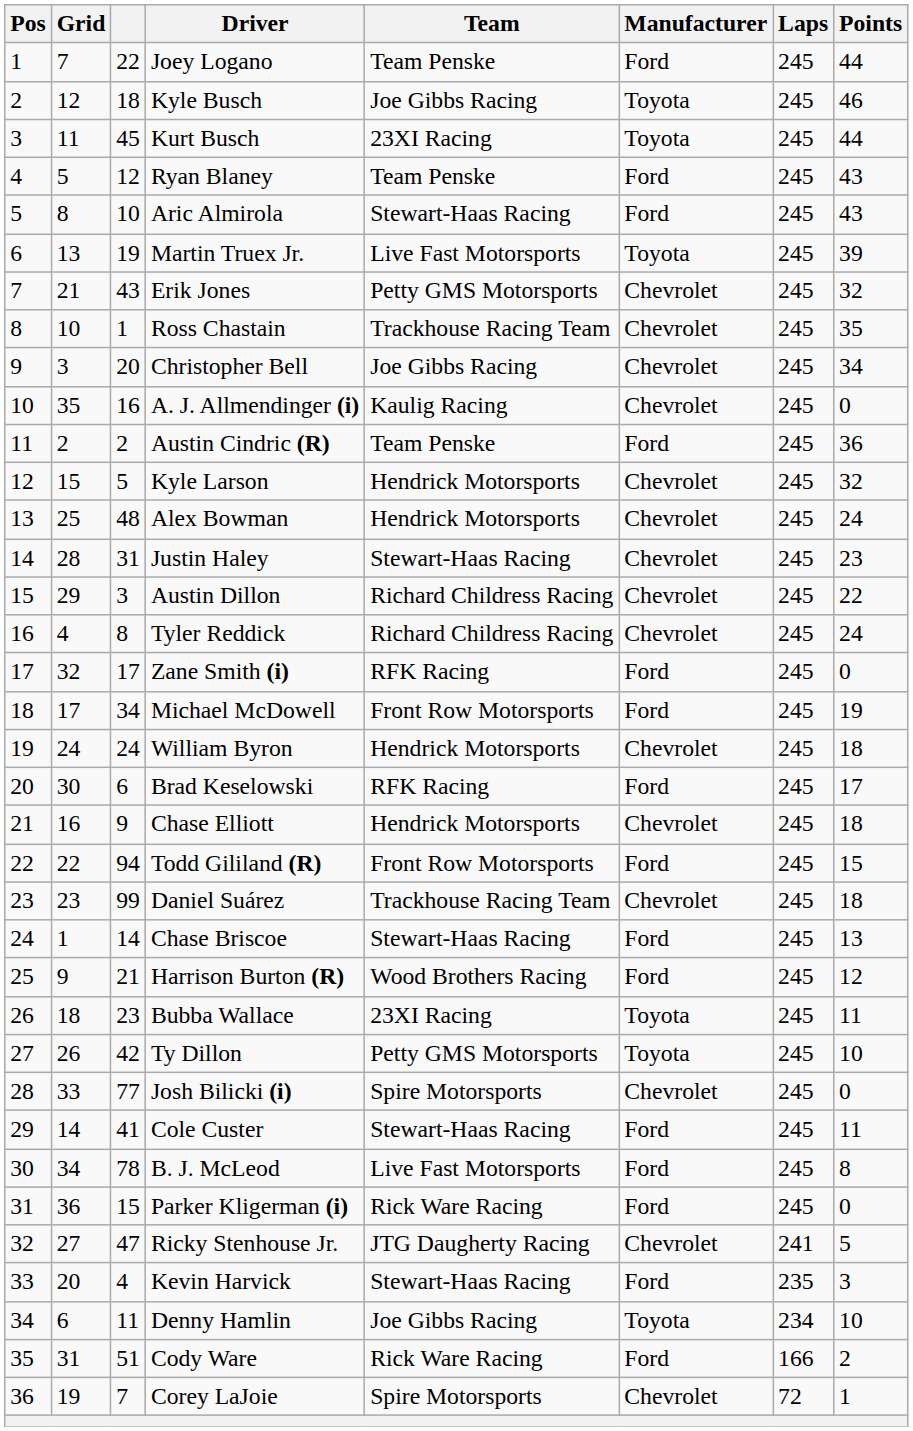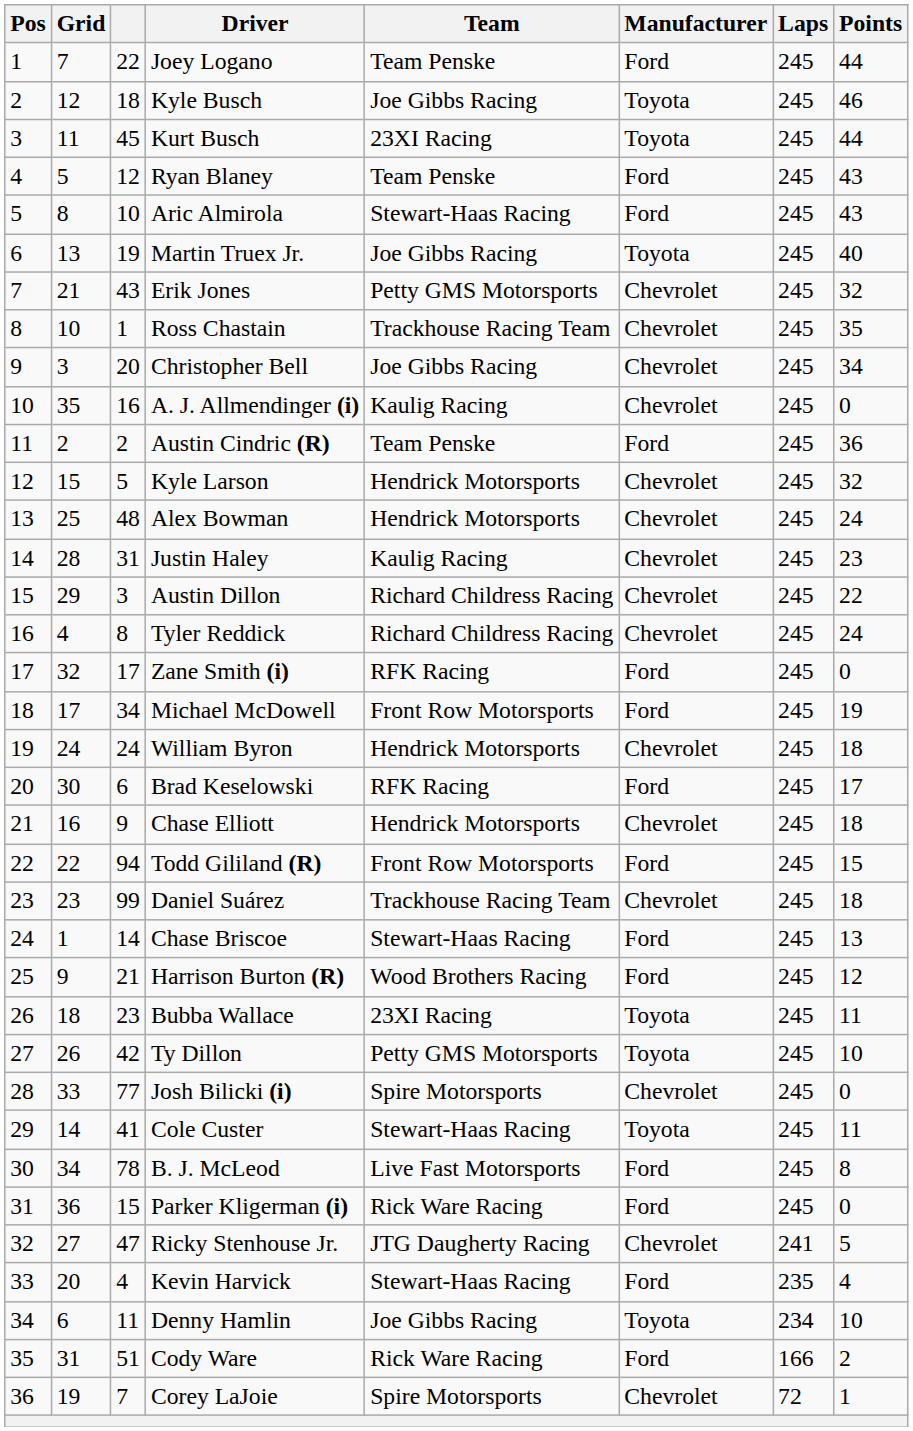(475, 252) Live Fast Motorsports -> (454, 252) Joe Gibbs Racing
(851, 252) 39 -> (851, 252) 40
(470, 557) Stewart-Haas Racing -> (439, 557) Kaulig Racing
(647, 1128) Ford -> (657, 1128) Toyota
(845, 1281) 3 -> (845, 1281) 4
